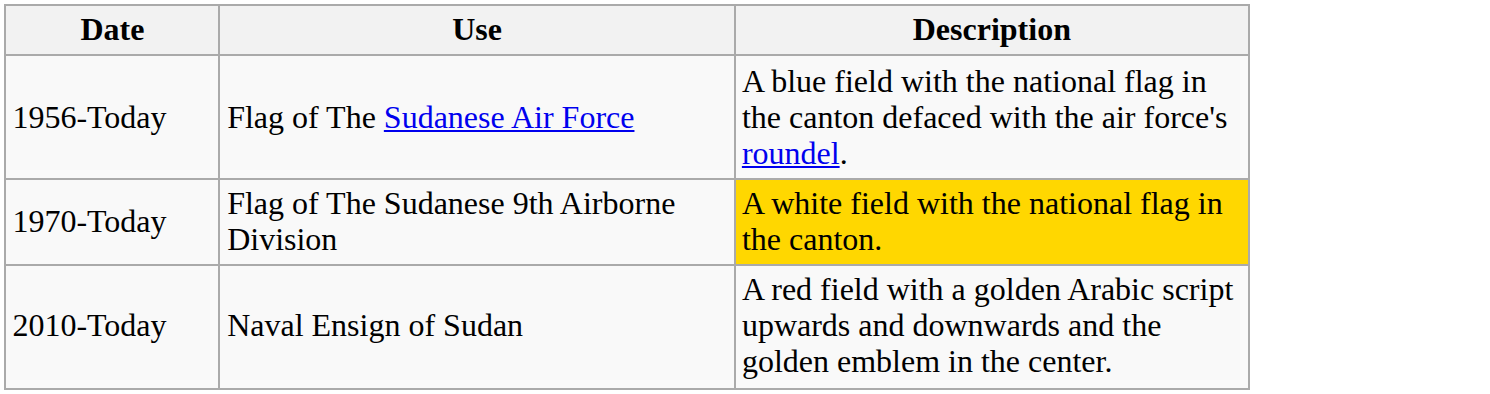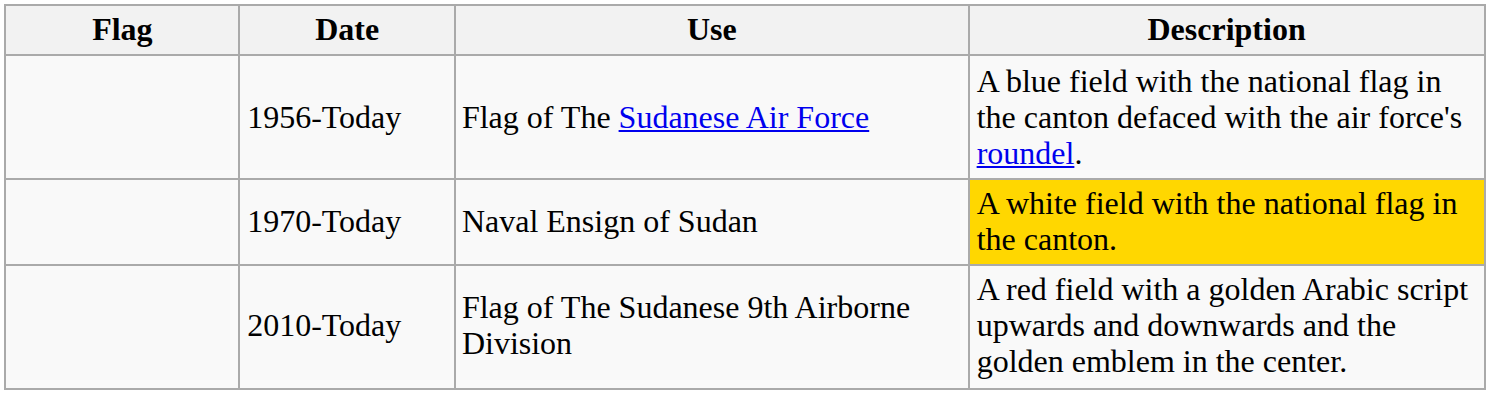+ column: (122, 29)
(451, 221) Flag of The Sudanese 9th Airborne Division -> (610, 221) Naval Ensign of Sudan
(375, 326) Naval Ensign of Sudan -> (686, 326) Flag of The Sudanese 9th Airborne Division
